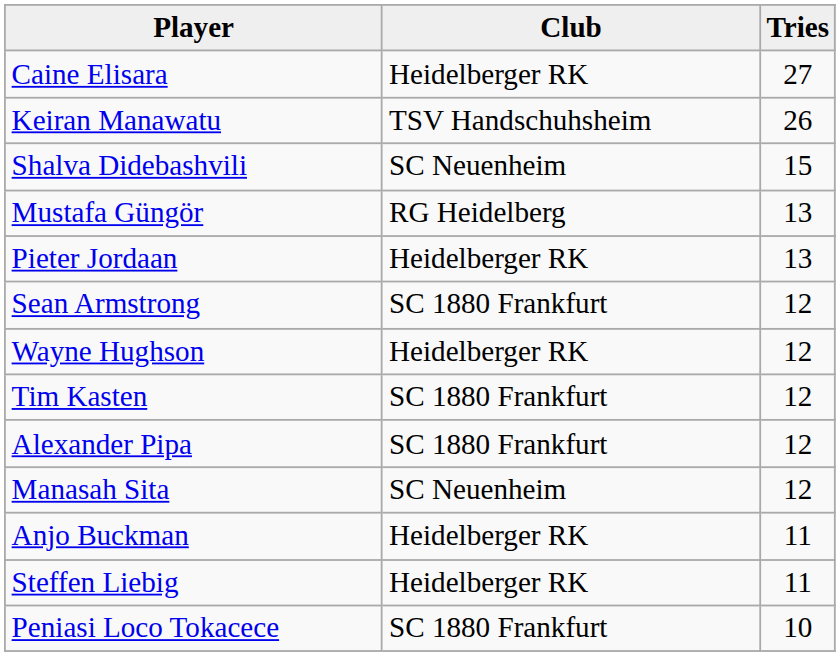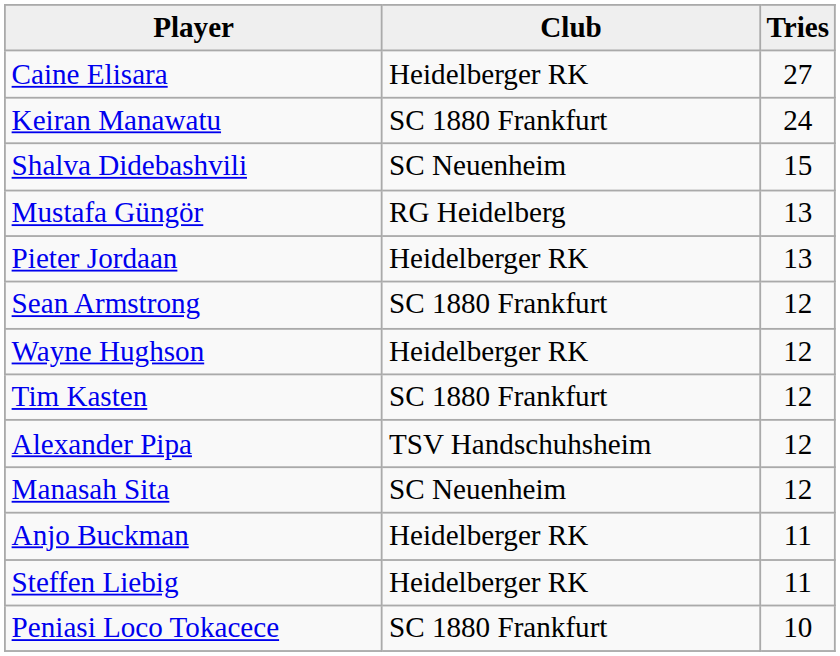(520, 119) TSV Handschuhsheim -> (498, 119) SC 1880 Frankfurt
(798, 119) 26 -> (798, 119) 24
(498, 443) SC 1880 Frankfurt -> (520, 443) TSV Handschuhsheim
